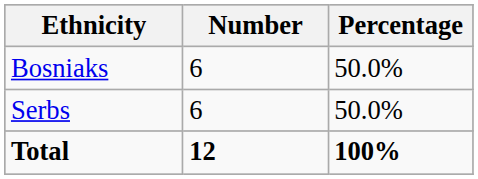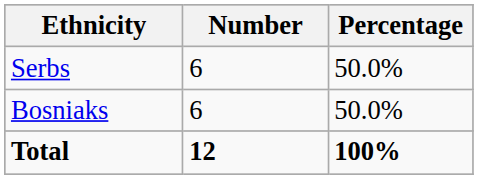rows swapped: (60, 67) <-> (40, 109)
